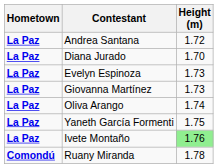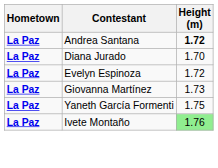(195, 41) normal -> (195, 41) bold
(195, 73) 1.73 -> (195, 73) 1.72
- row: (94, 106)
- row: (99, 155)
